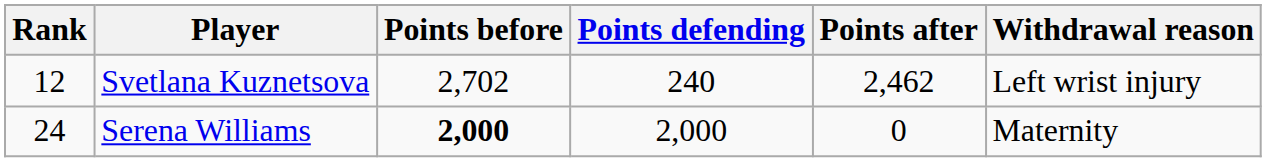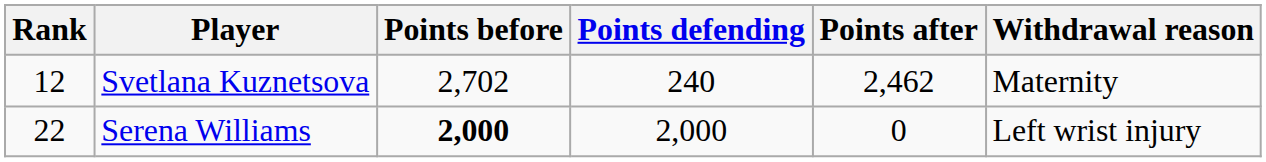(1097, 80) Left wrist injury -> (1055, 80) Maternity
(49, 130) 24 -> (49, 130) 22
(1055, 130) Maternity -> (1097, 130) Left wrist injury
